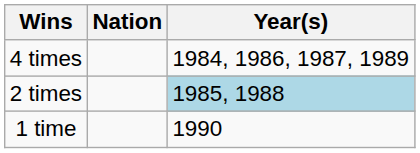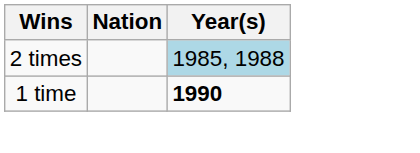- row: (46, 57)
(197, 128) normal -> (197, 93) bold
